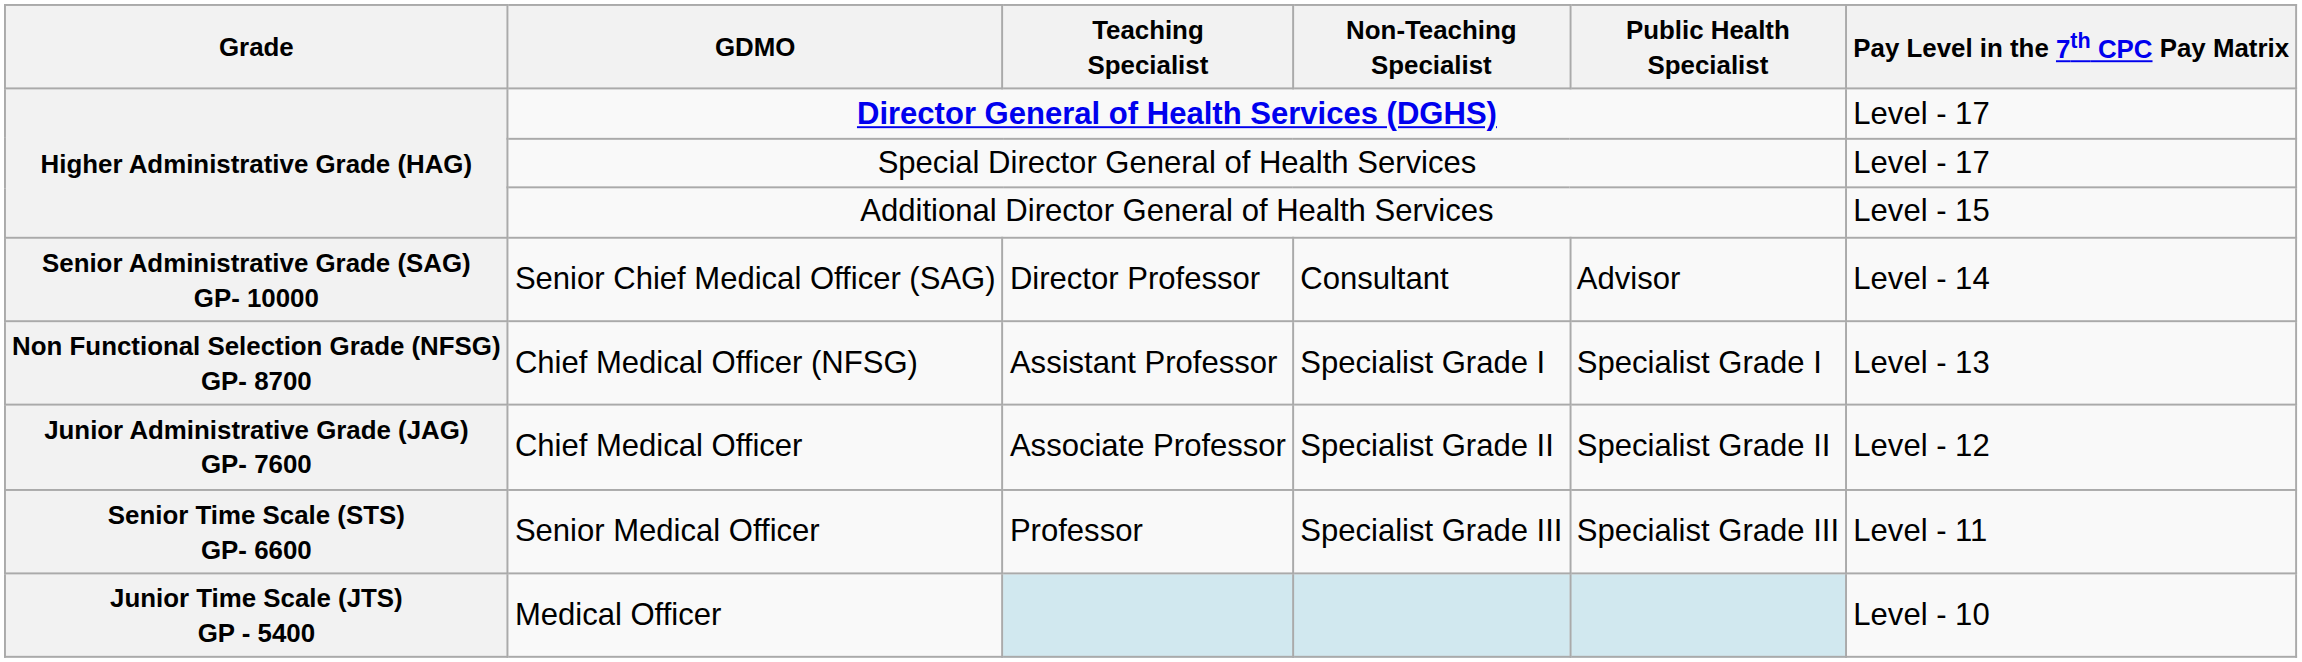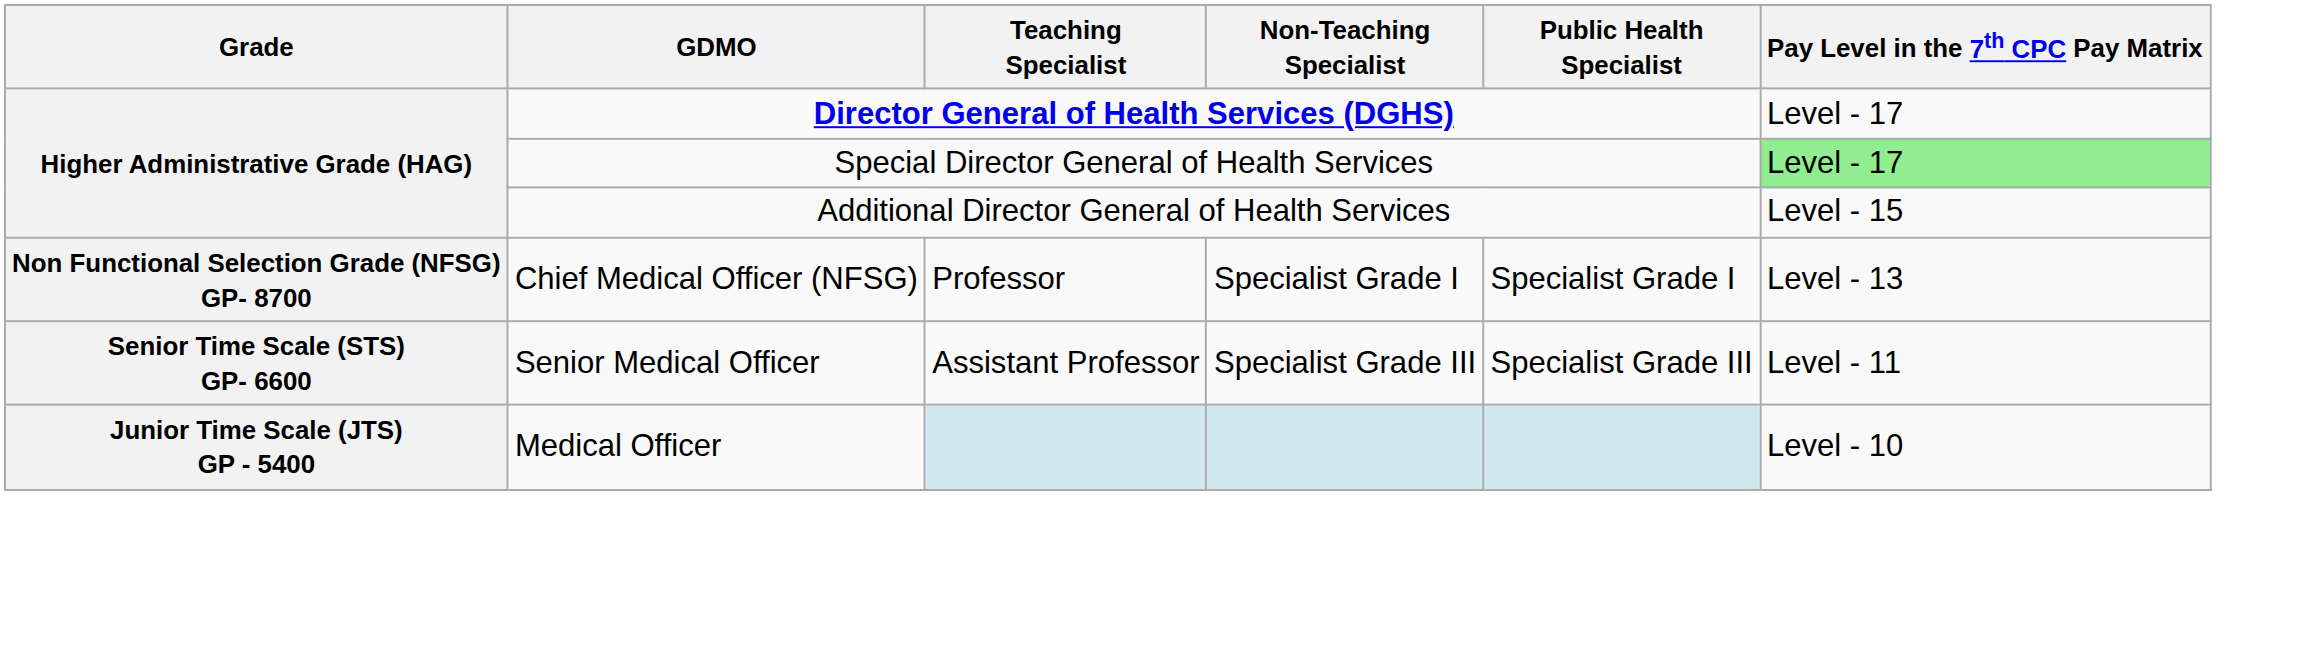(1921, 162) no background -> (1835, 162) lightgreen background
- row: (755, 278)
(1144, 362) Assistant Professor -> (999, 278) Professor
- row: (659, 446)
(1076, 530) Professor -> (1066, 362) Assistant Professor
